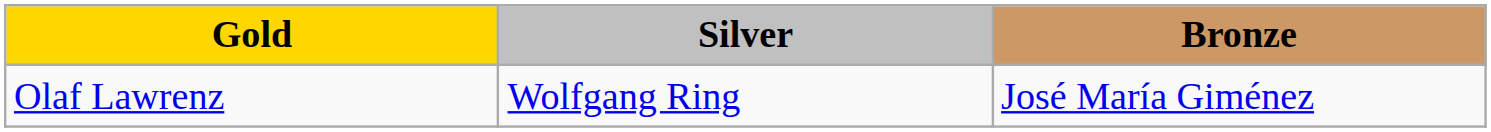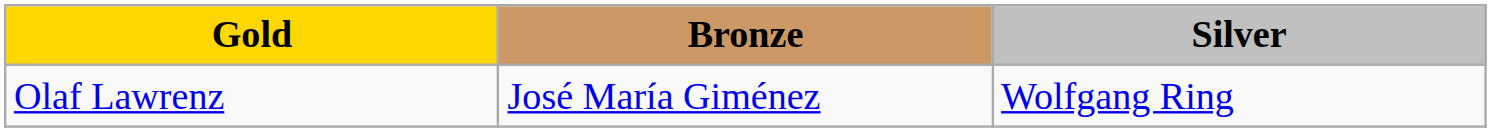columns swapped: (746, 34) <-> (1239, 34)
